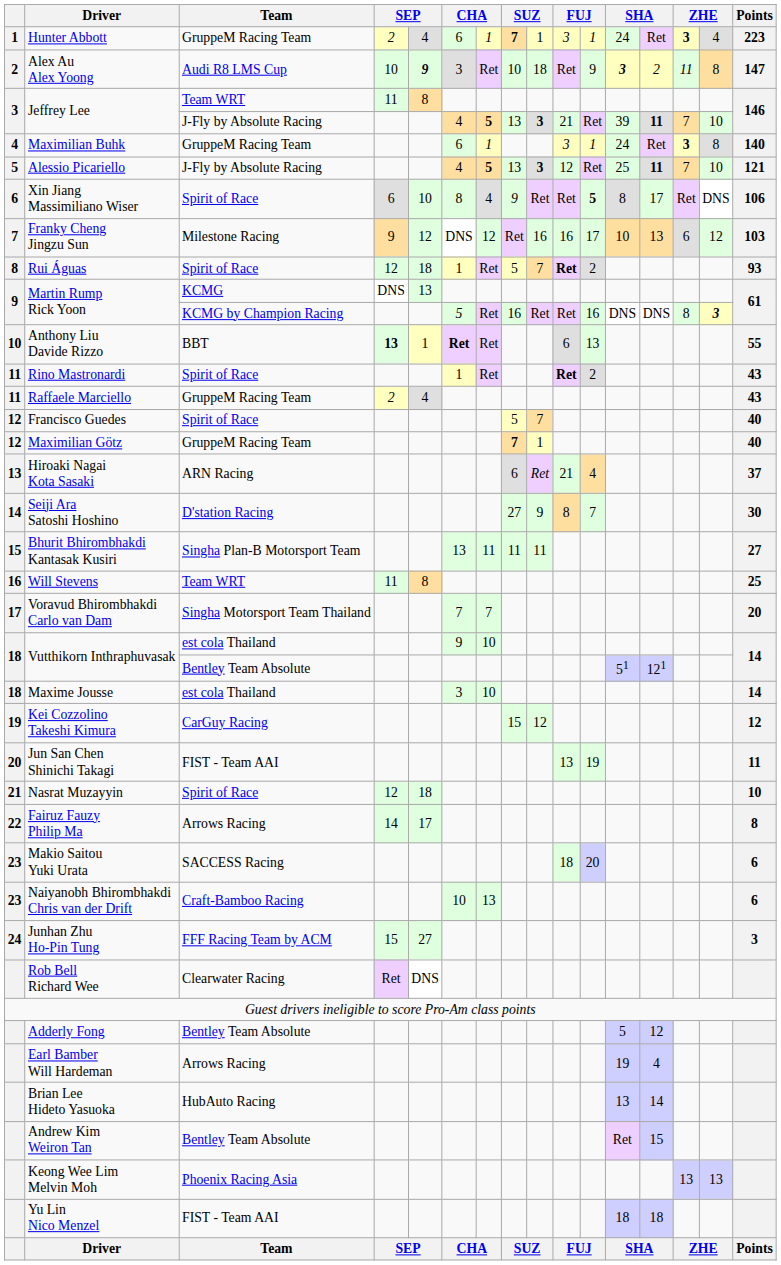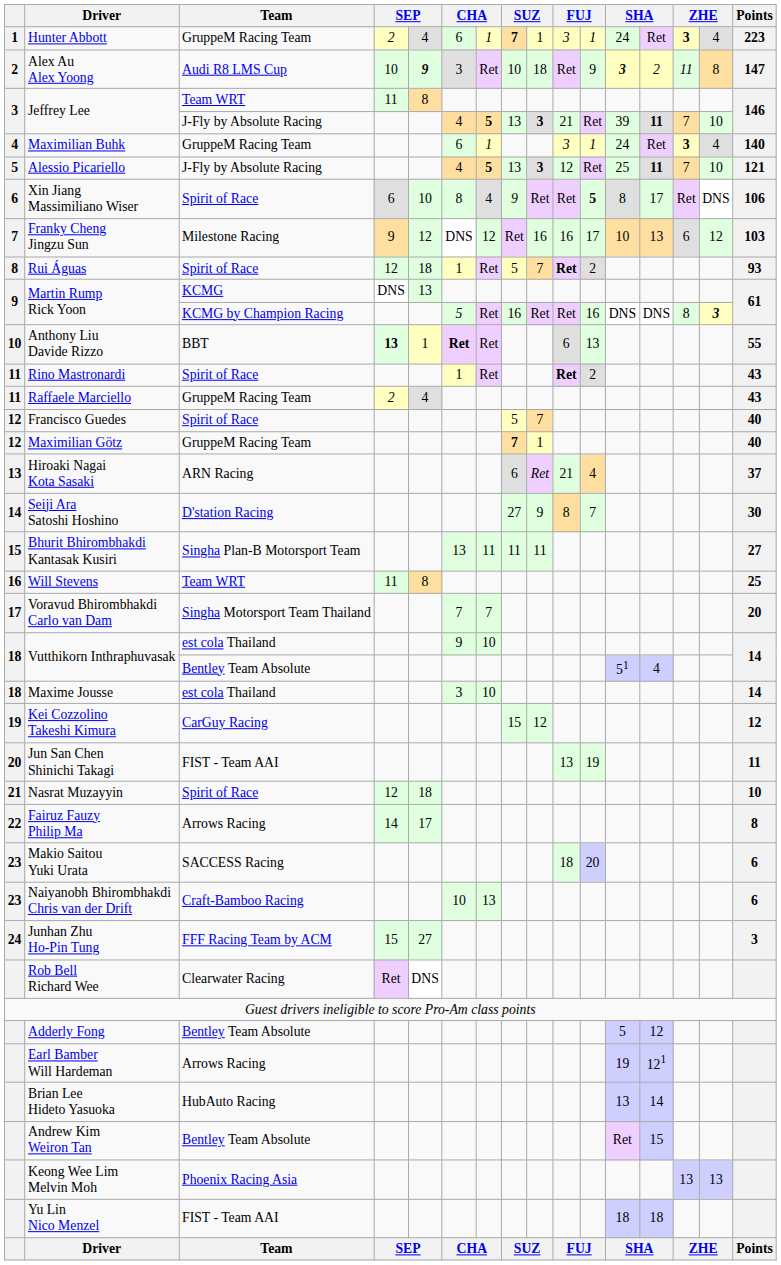(716, 144) 8 -> (716, 144) 4
(656, 667) 121 -> (656, 667) 4
(656, 1062) 4 -> (656, 1062) 121
